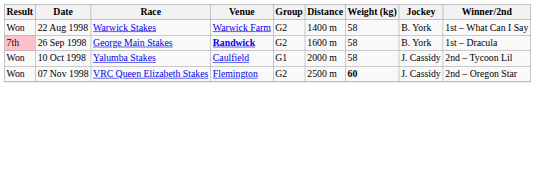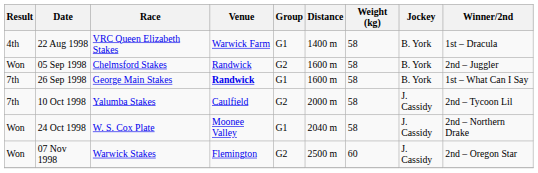(16, 27) Won -> (13, 44) 4th
(125, 27) Warwick Stakes -> (136, 44) VRC Queen Elizabeth Stakes
(281, 27) G2 -> (282, 44) G1
(487, 27) 1st – What Can I Say -> (471, 44) 1st – Dracula
+ row: (62, 65)
(13, 43) pink background -> (13, 80) no background
(281, 43) G2 -> (282, 80) G1
(471, 43) 1st – Dracula -> (487, 80) 1st – What Can I Say
(16, 58) Won -> (13, 101) 7th
(281, 58) G1 -> (282, 101) G2
+ row: (62, 128)
(151, 74) VRC Queen Elizabeth Stakes -> (124, 154) Warwick Stakes
(352, 74) bold -> (353, 154) normal
